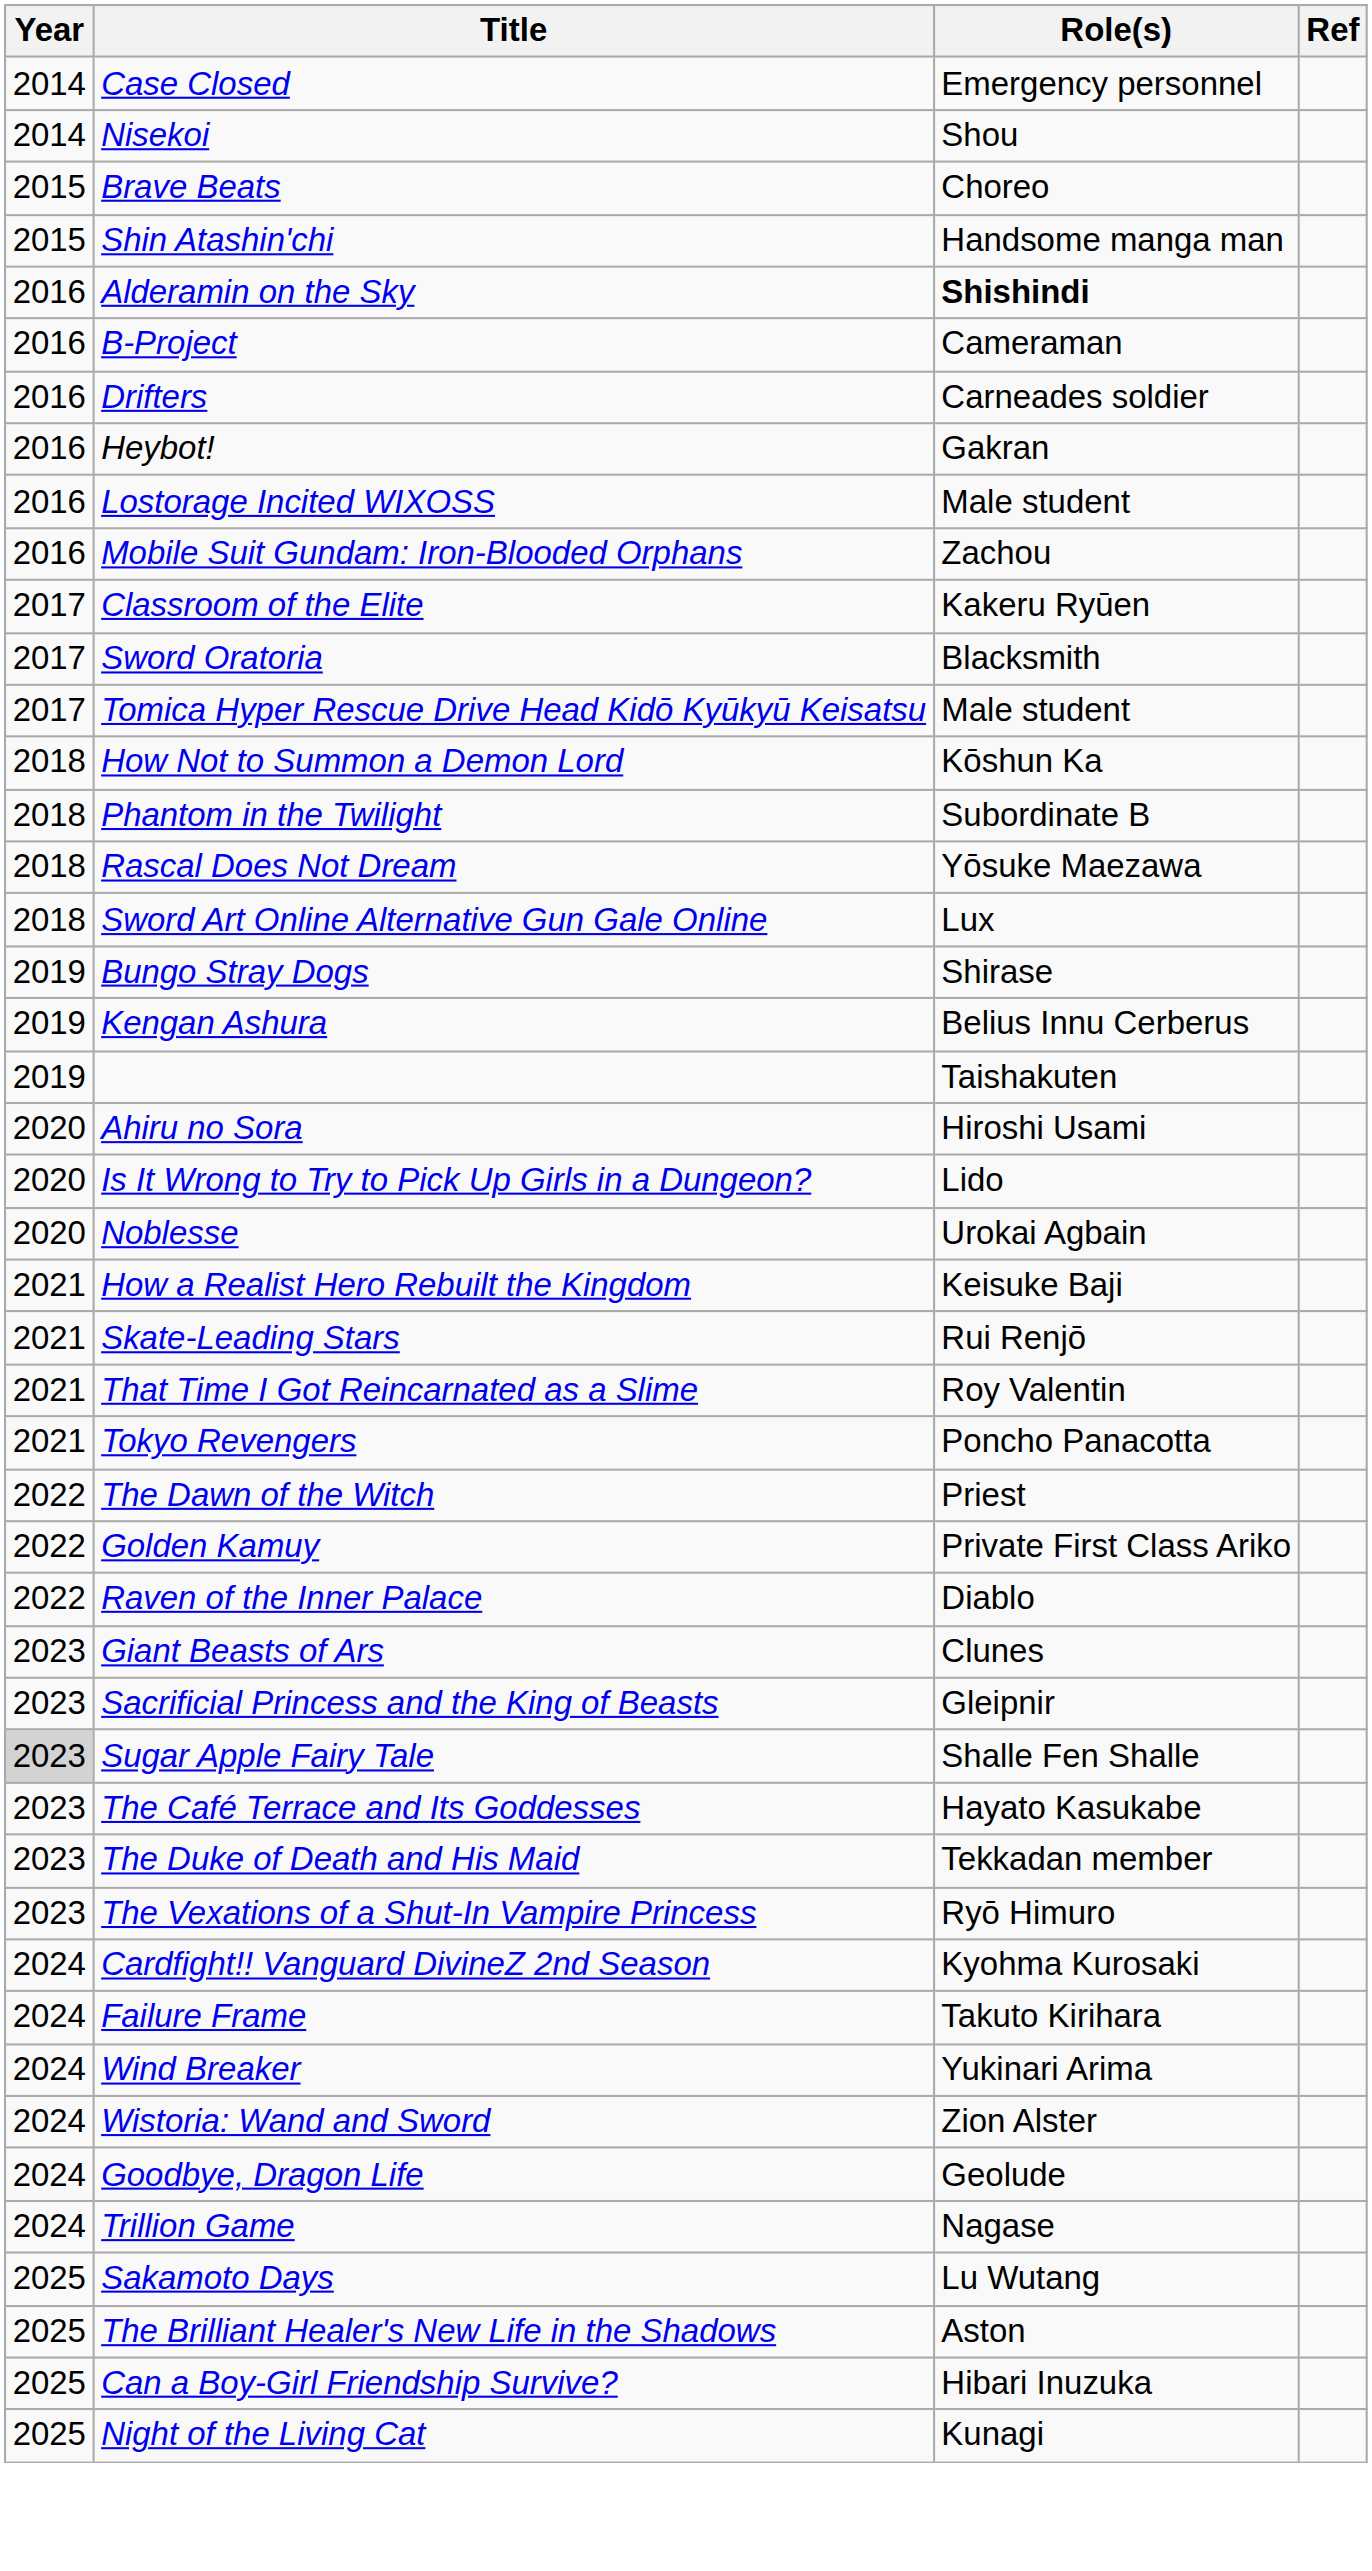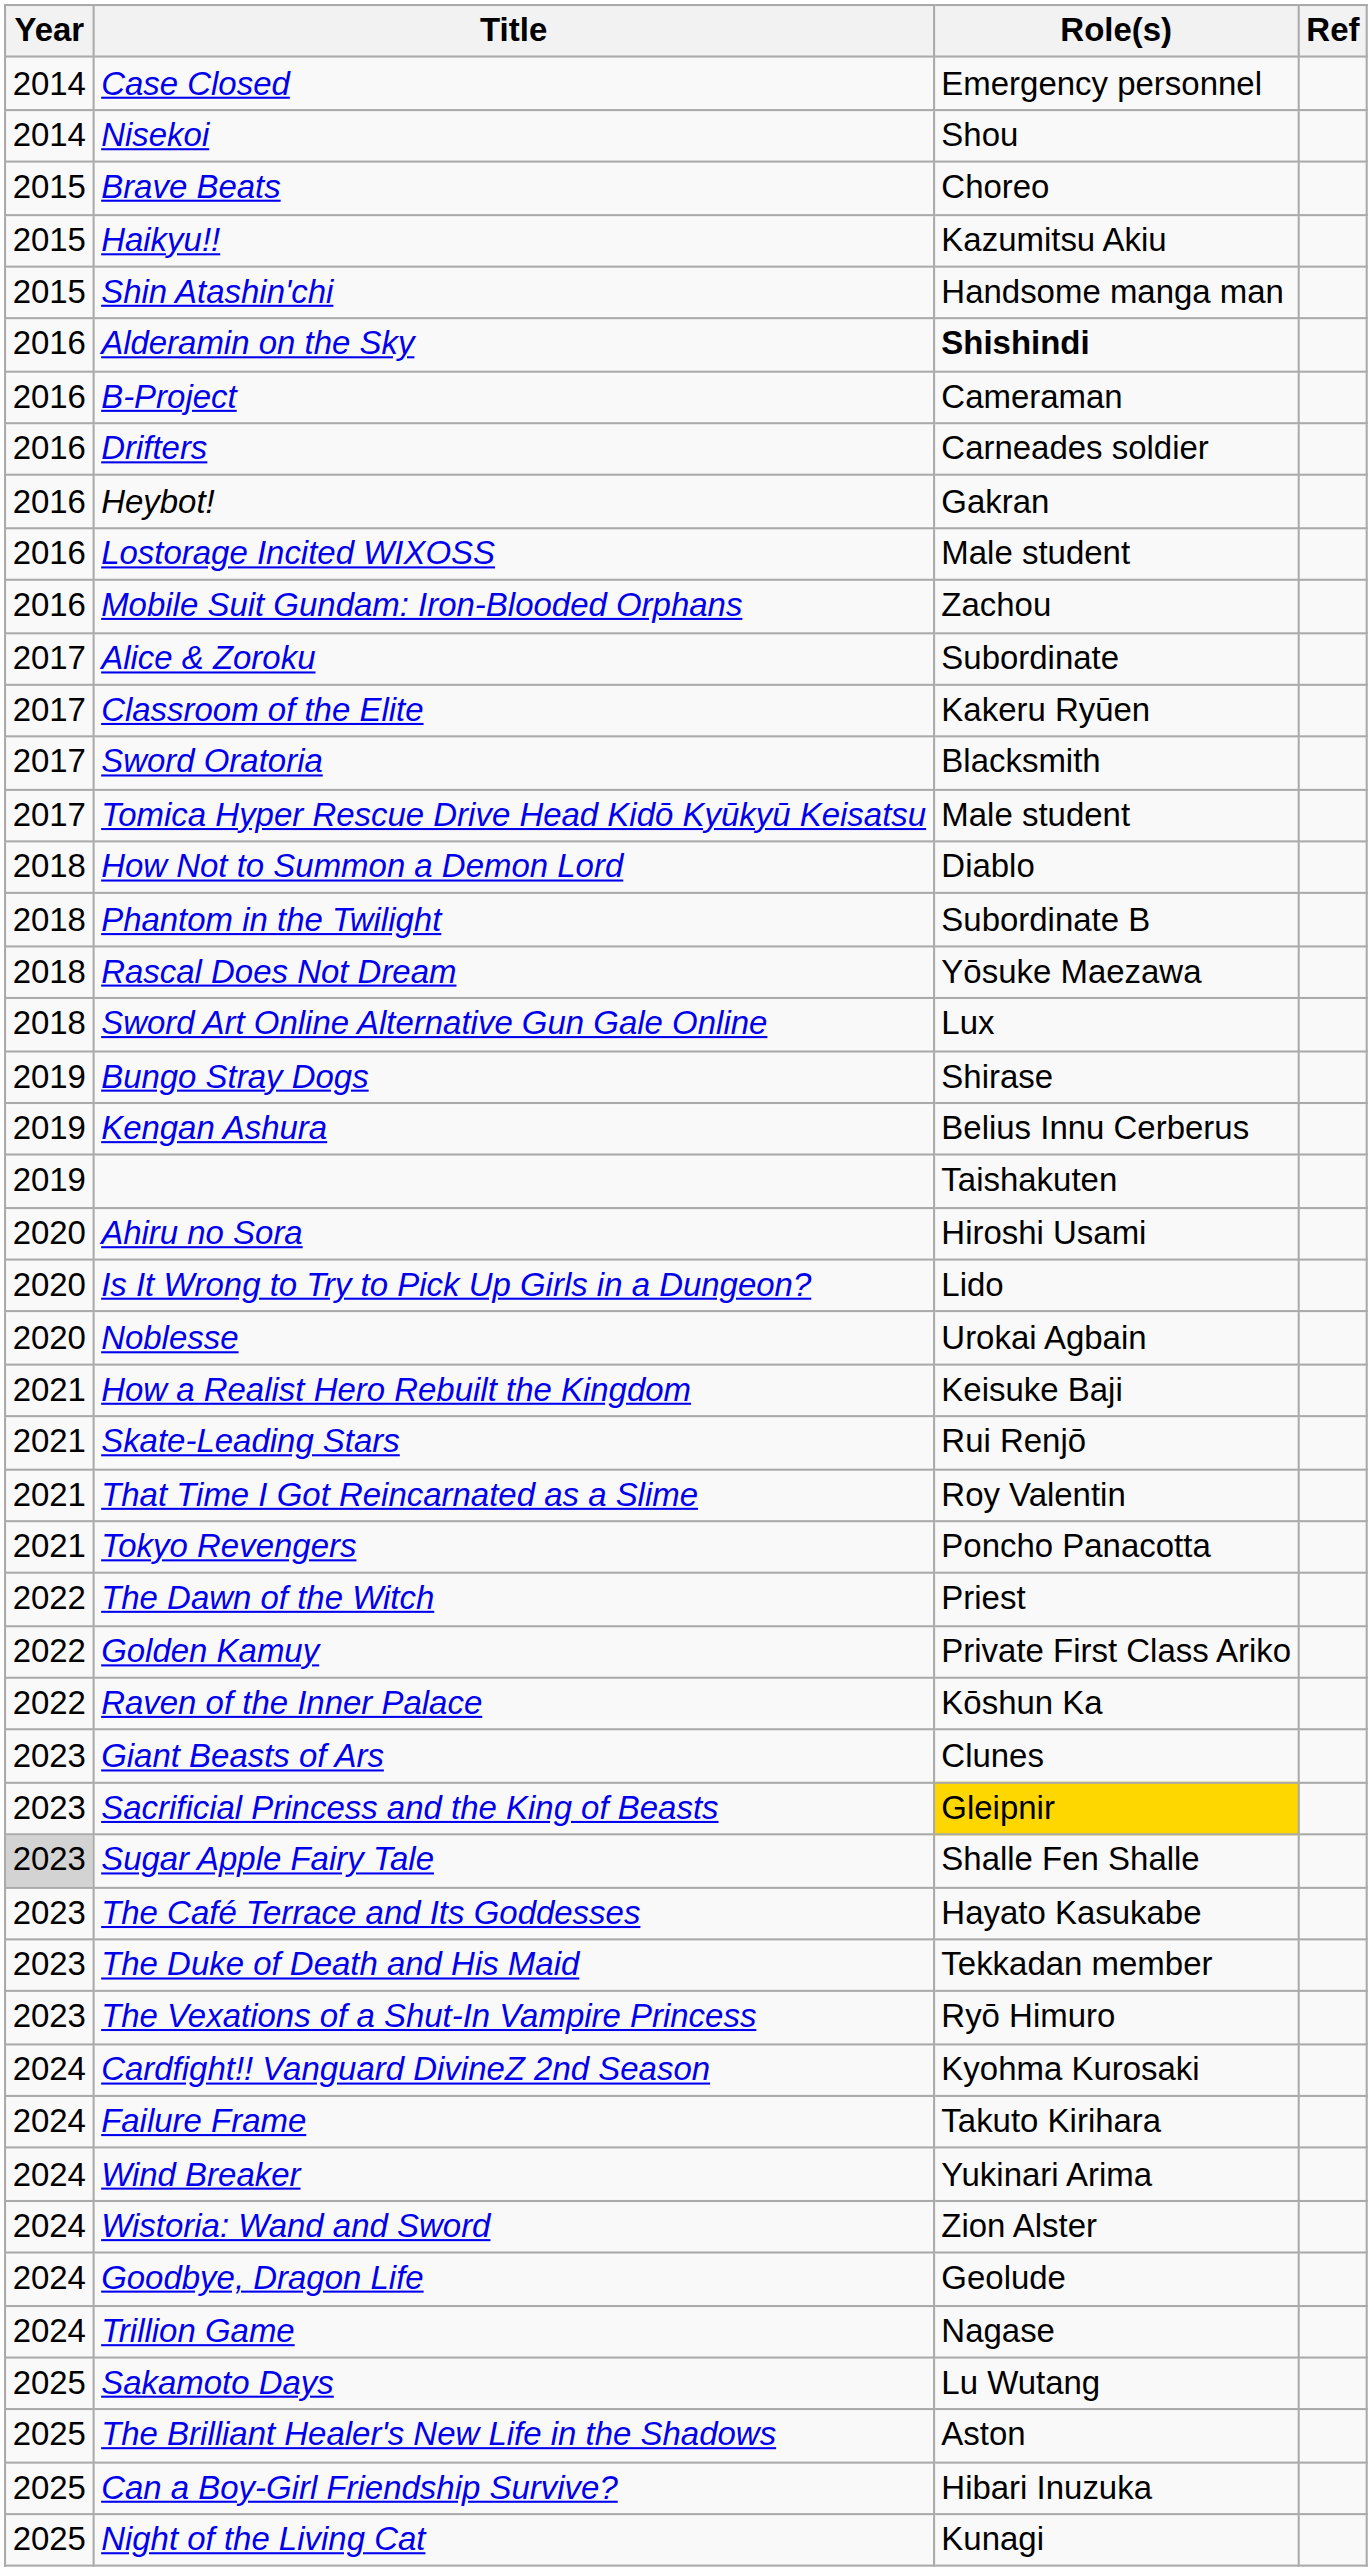+ row: (161, 239)
+ row: (208, 657)
(1022, 762) Kōshun Ka -> (988, 866) Diablo
(988, 1598) Diablo -> (1022, 1703) Kōshun Ka
(998, 1703) no background -> (998, 1807) gold background
